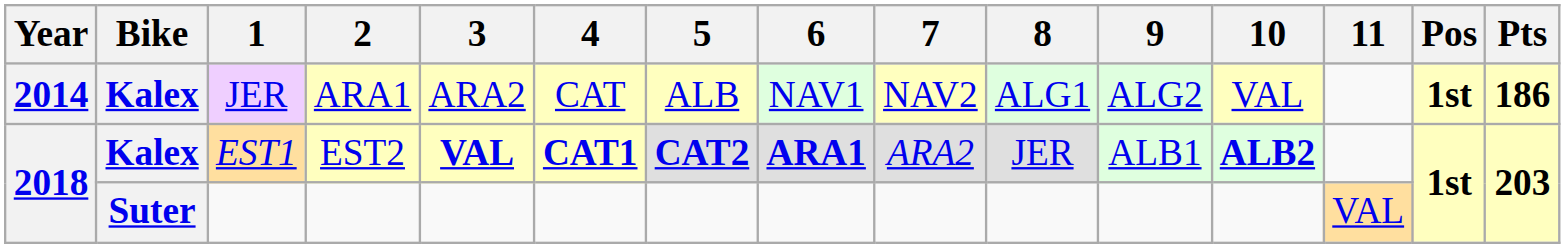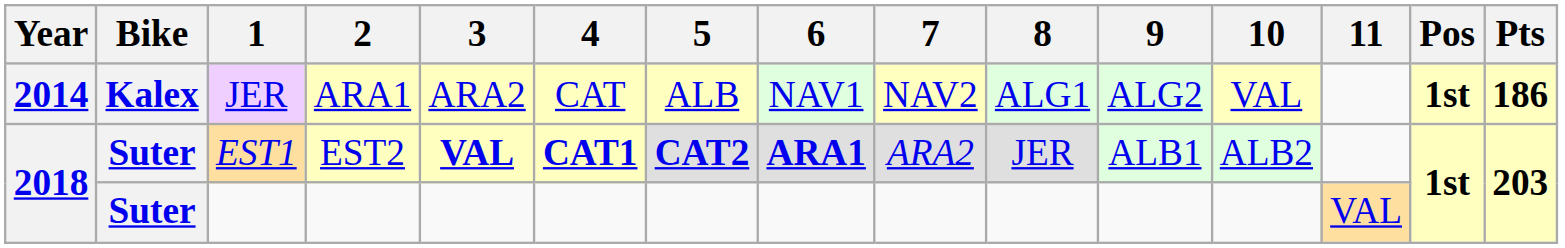(152, 152) Kalex -> (152, 152) Suter
(1267, 152) bold -> (1266, 152) normal
